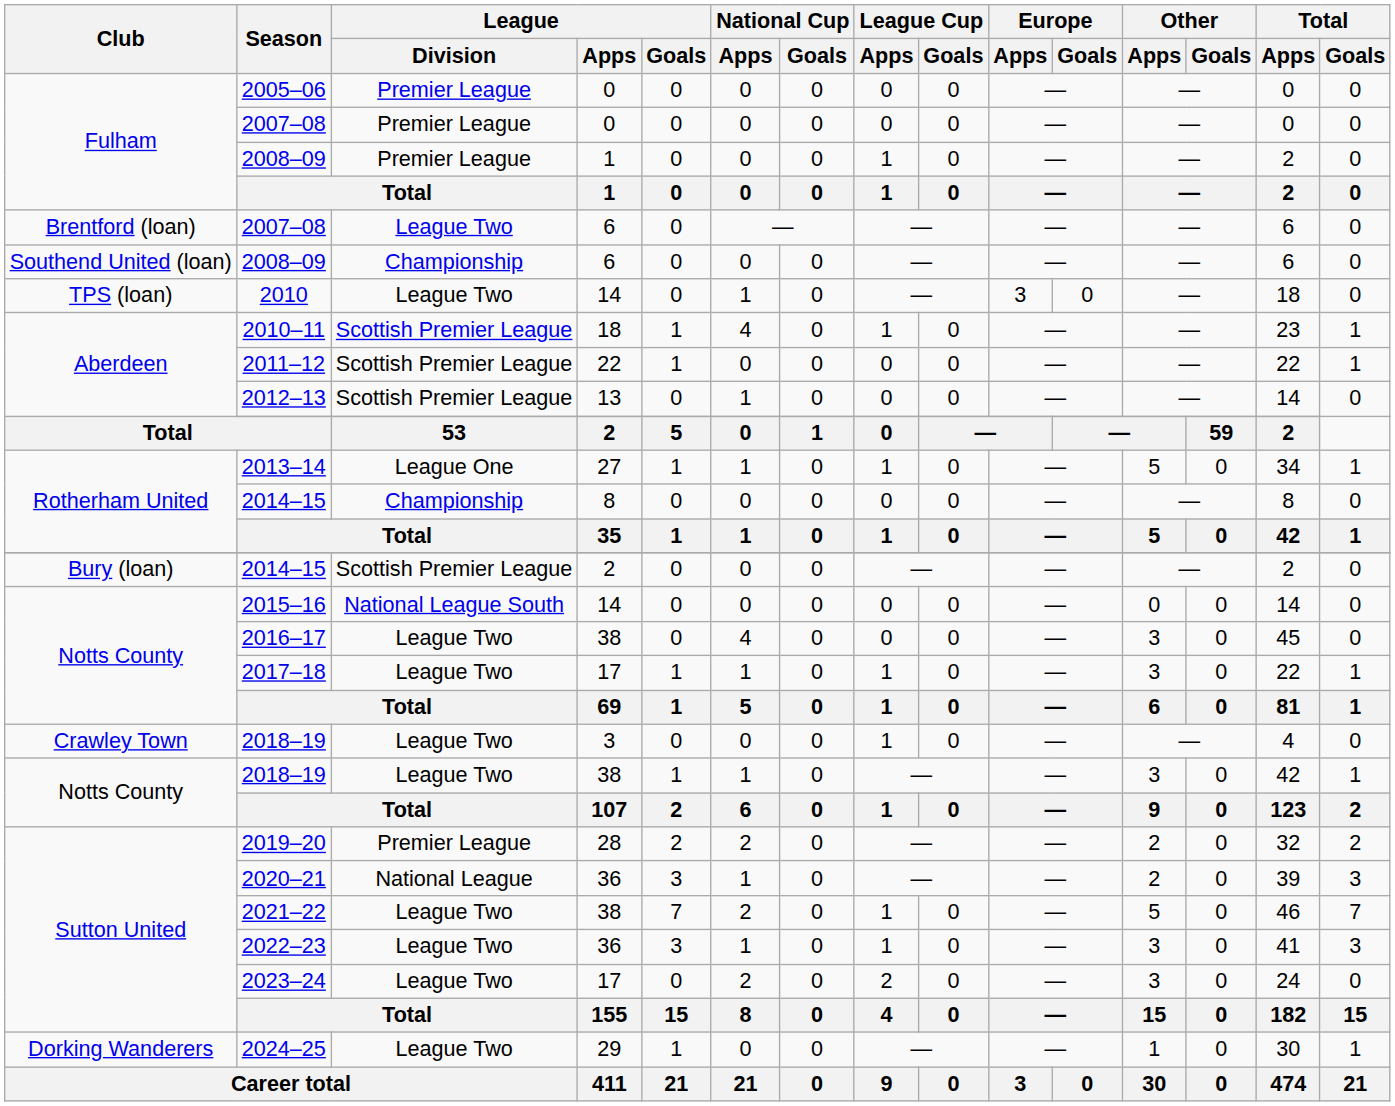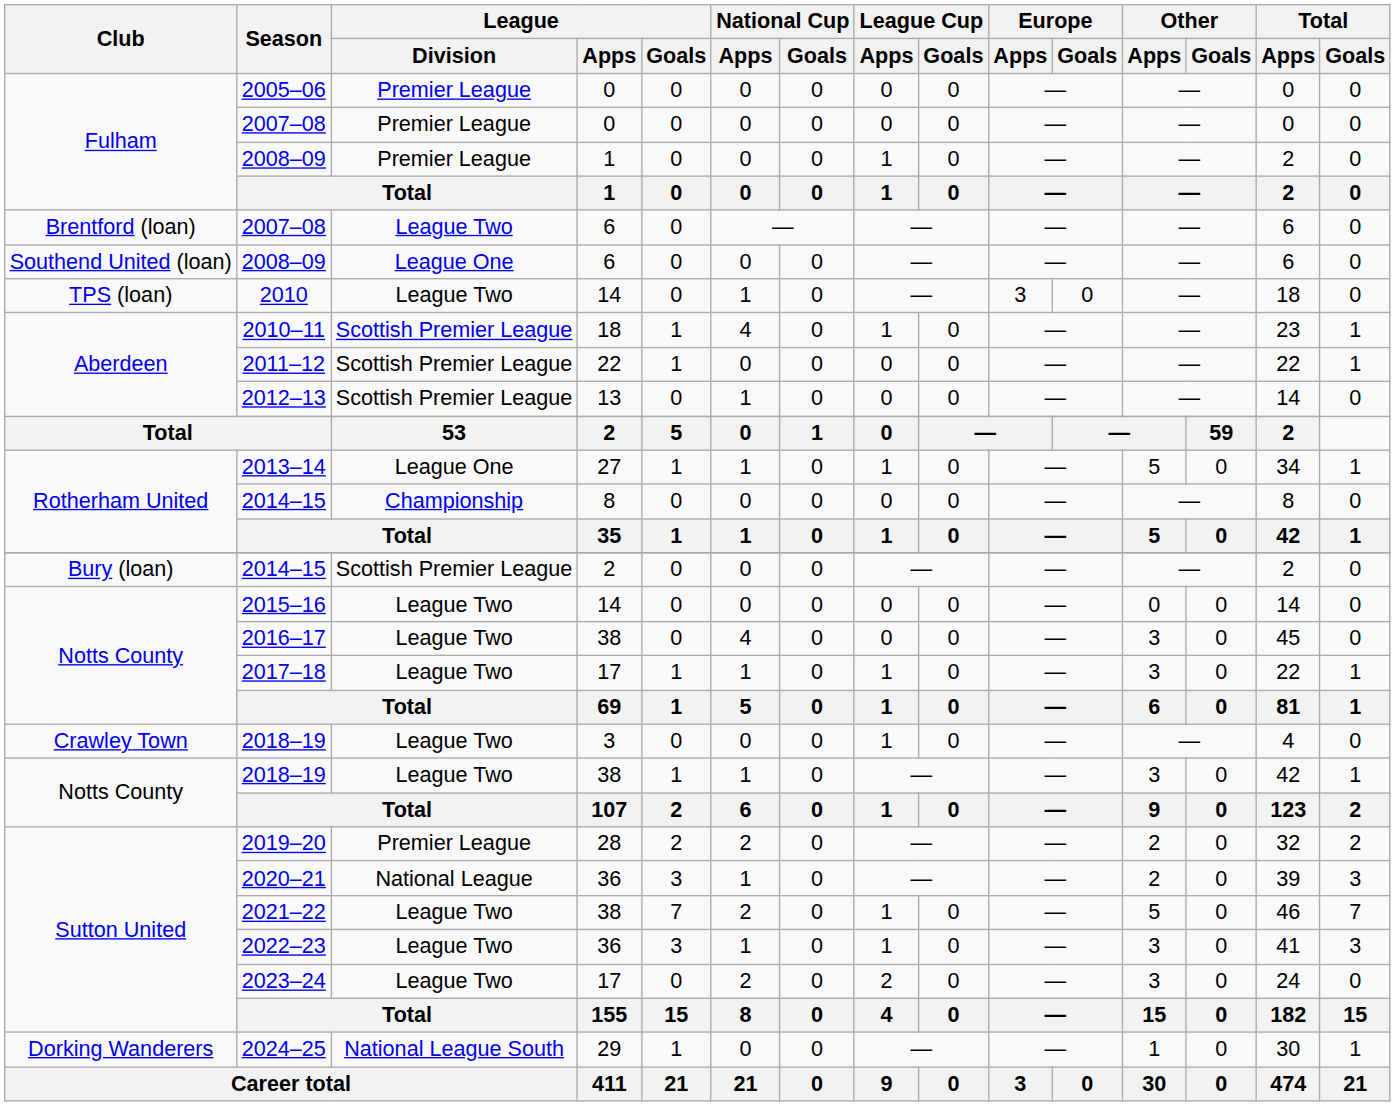(454, 261) Championship -> (454, 261) League One
(454, 603) National League South -> (454, 603) League Two
(454, 1049) League Two -> (454, 1049) National League South
